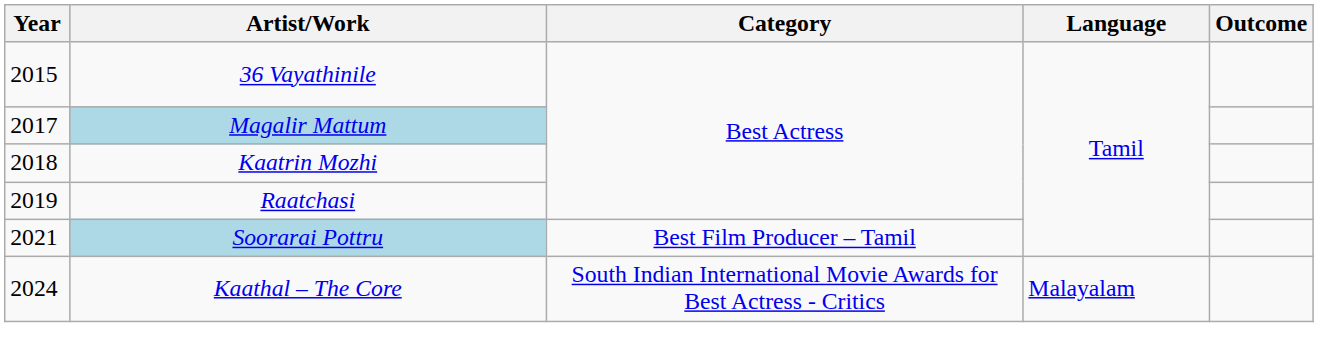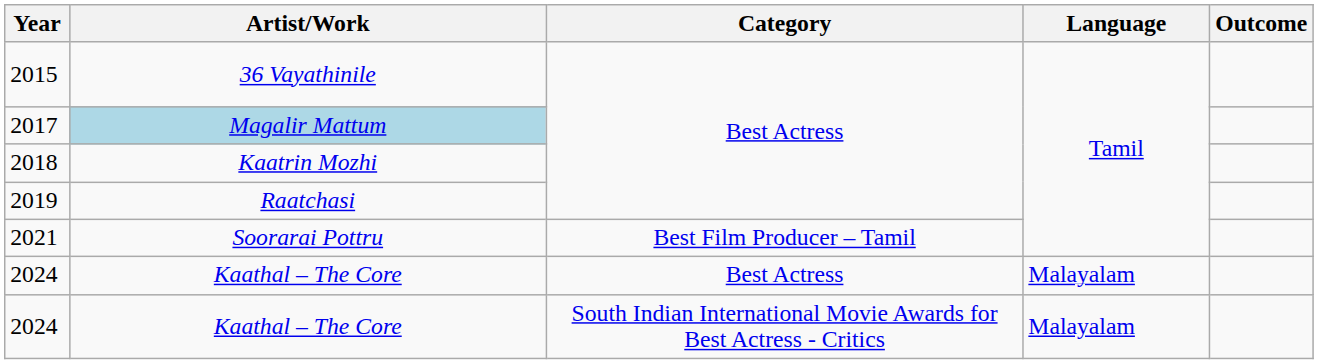(308, 237) lightblue background -> (308, 237) no background
+ row: (34, 275)
